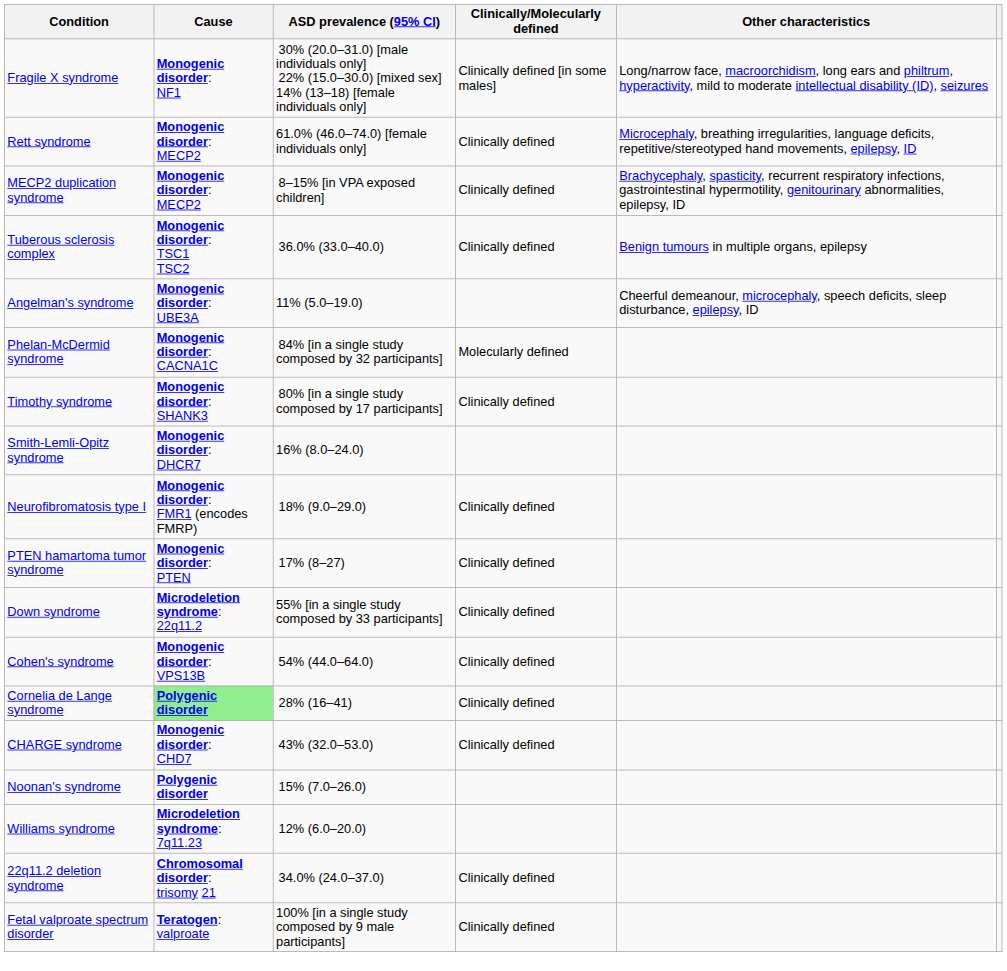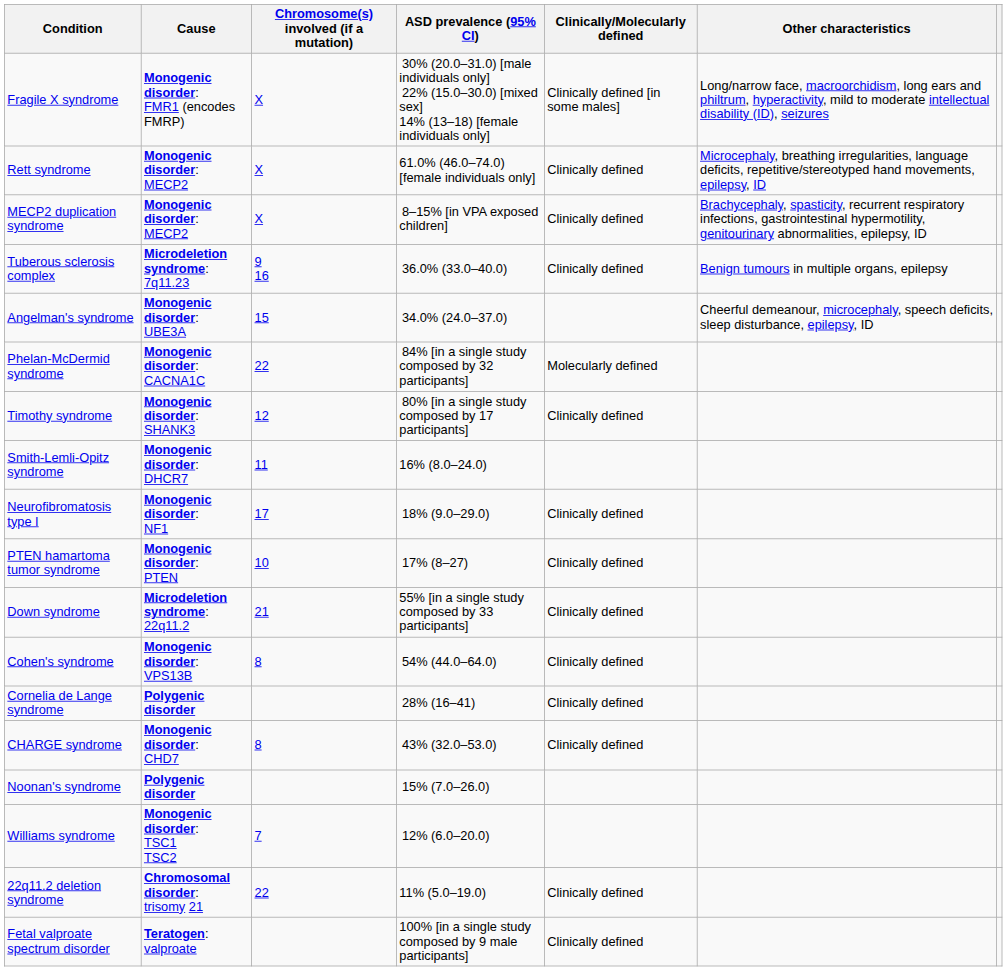+ column: (324, 29)
(190, 78) Monogenic disorder: NF1 -> (190, 99) Monogenic disorder: FMR1 (encodes FMRP)
(190, 247) Monogenic disorder: TSC1 TSC2 -> (186, 268) Microdeletion syndrome: 7q11.23
(319, 303) 11% (5.0–19.0) -> (453, 317) 34.0% (24.0–37.0)
(202, 506) Monogenic disorder: FMR1 (encodes FMRP) -> (178, 514) Monogenic disorder: NF1
(187, 703) lightgreen background -> (174, 703) no background
(198, 829) Microdeletion syndrome: 7q11.23 -> (178, 836) Monogenic disorder: TSC1 TSC2
(330, 878) 34.0% (24.0–37.0) -> (443, 892) 11% (5.0–19.0)
